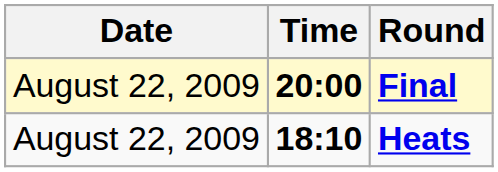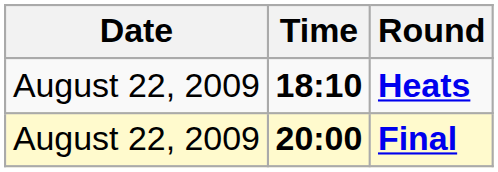rows swapped: (424, 138) <-> (418, 85)
